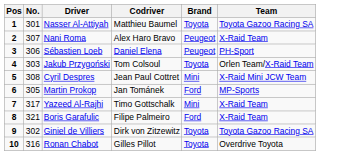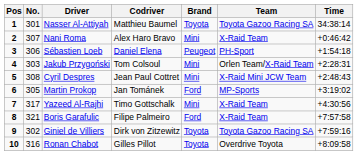+ column: (334, 11)
(200, 37) Peugeot -> (192, 37) Mini
(196, 64) Toyota -> (192, 64) Mini
